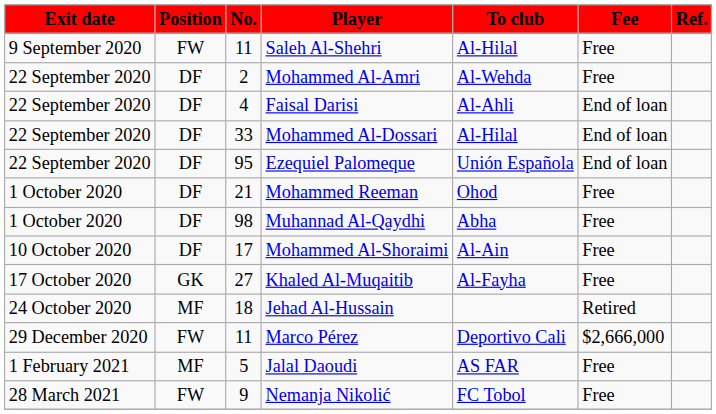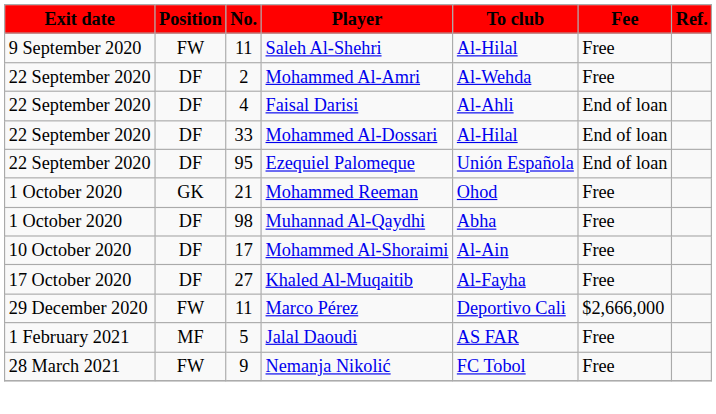(190, 192) DF -> (190, 192) GK
(190, 279) GK -> (190, 279) DF
- row: (330, 308)
